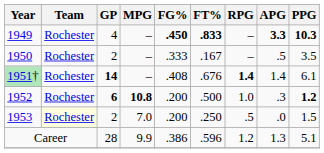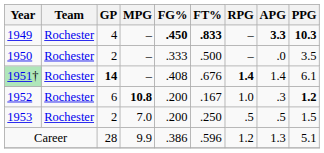(211, 56) .167 -> (211, 56) .500
(281, 56) .5 -> (281, 56) .0
(114, 97) bold -> (114, 97) normal
(211, 97) .500 -> (211, 97) .167
(69, 117) lightyellow background -> (69, 117) no background
(281, 117) .0 -> (281, 117) .5
